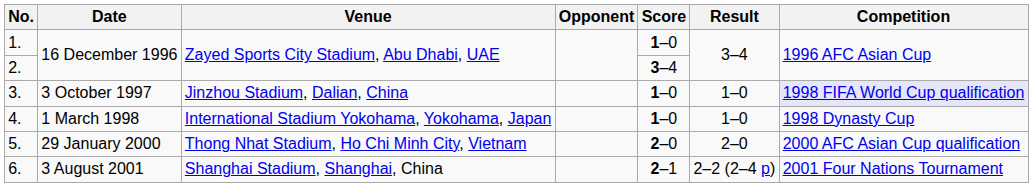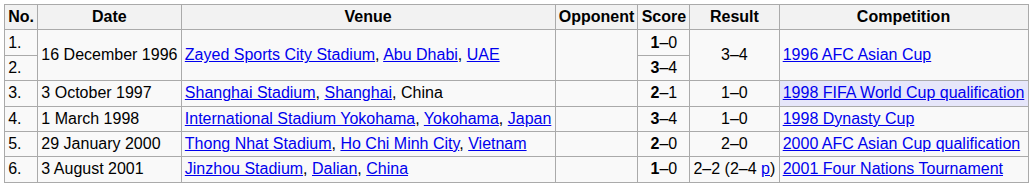(296, 93) Jinzhou Stadium, Dalian, China -> (314, 93) Shanghai Stadium, Shanghai, China
(664, 93) 1–0 -> (664, 93) 2–1
(664, 118) 1–0 -> (664, 118) 3–4
(314, 169) Shanghai Stadium, Shanghai, China -> (296, 169) Jinzhou Stadium, Dalian, China
(664, 169) 2–1 -> (664, 169) 1–0
